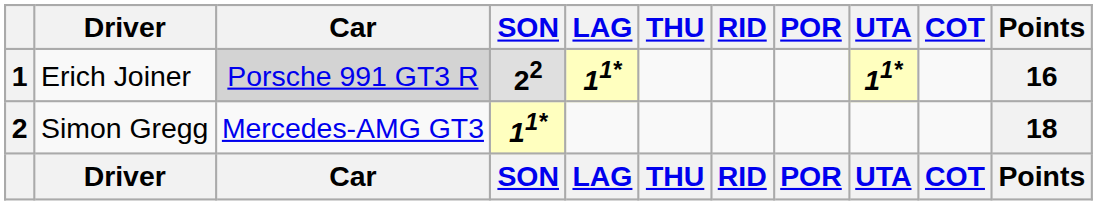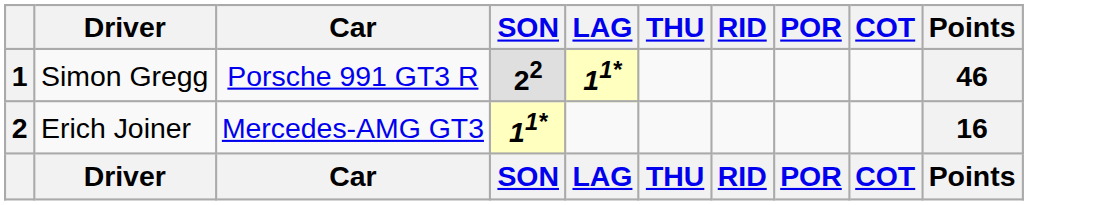- column: (883, 27)
(116, 76) Erich Joiner -> (125, 76) Simon Gregg
(353, 76) lightgrey background -> (353, 76) no background
(1042, 76) 16 -> (972, 76) 46
(125, 128) Simon Gregg -> (116, 128) Erich Joiner
(1042, 128) 18 -> (972, 128) 16
